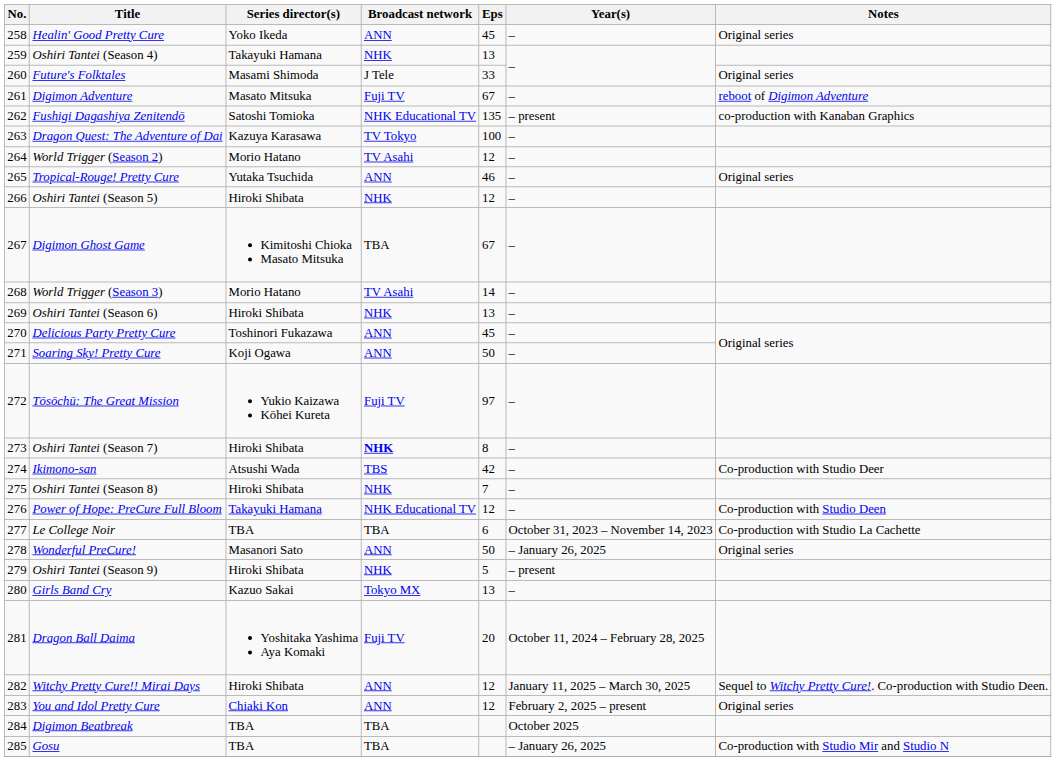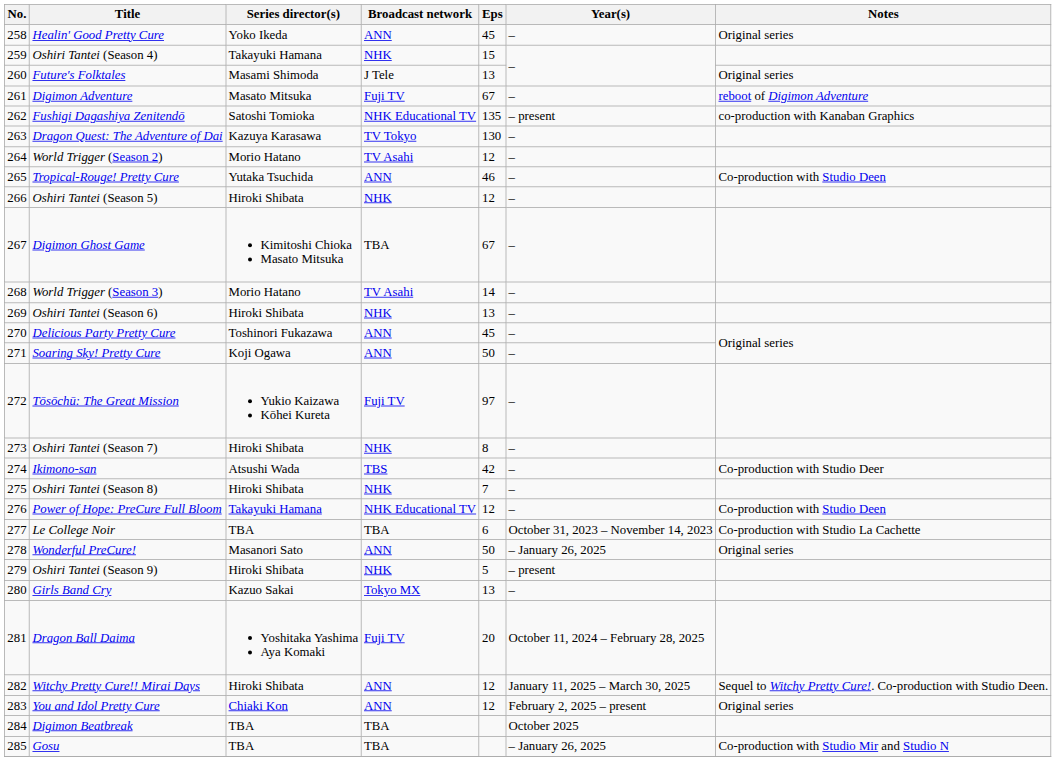(488, 55) 13 -> (488, 55) 15
(488, 75) 33 -> (488, 75) 13
(492, 136) 100 -> (492, 136) 130
(756, 177) Original series -> (802, 177) Co-production with Studio Deen
(379, 448) bold -> (378, 448) normal
